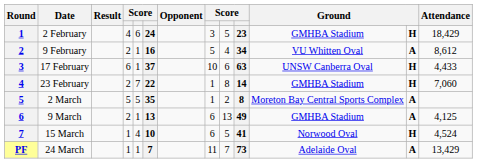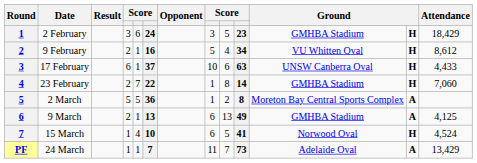(128, 34) 4 -> (128, 34) 3
(412, 50) A -> (412, 50) H
(150, 100) 35 -> (150, 100) 36
